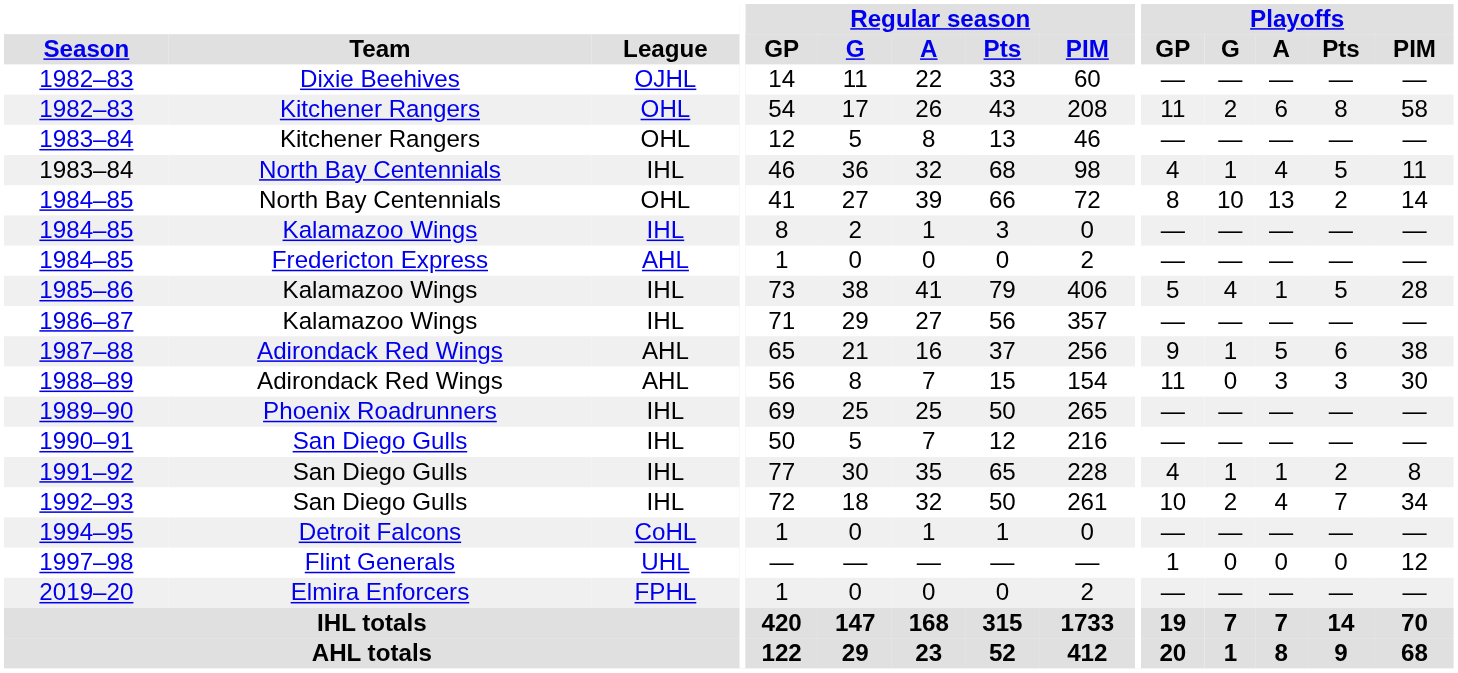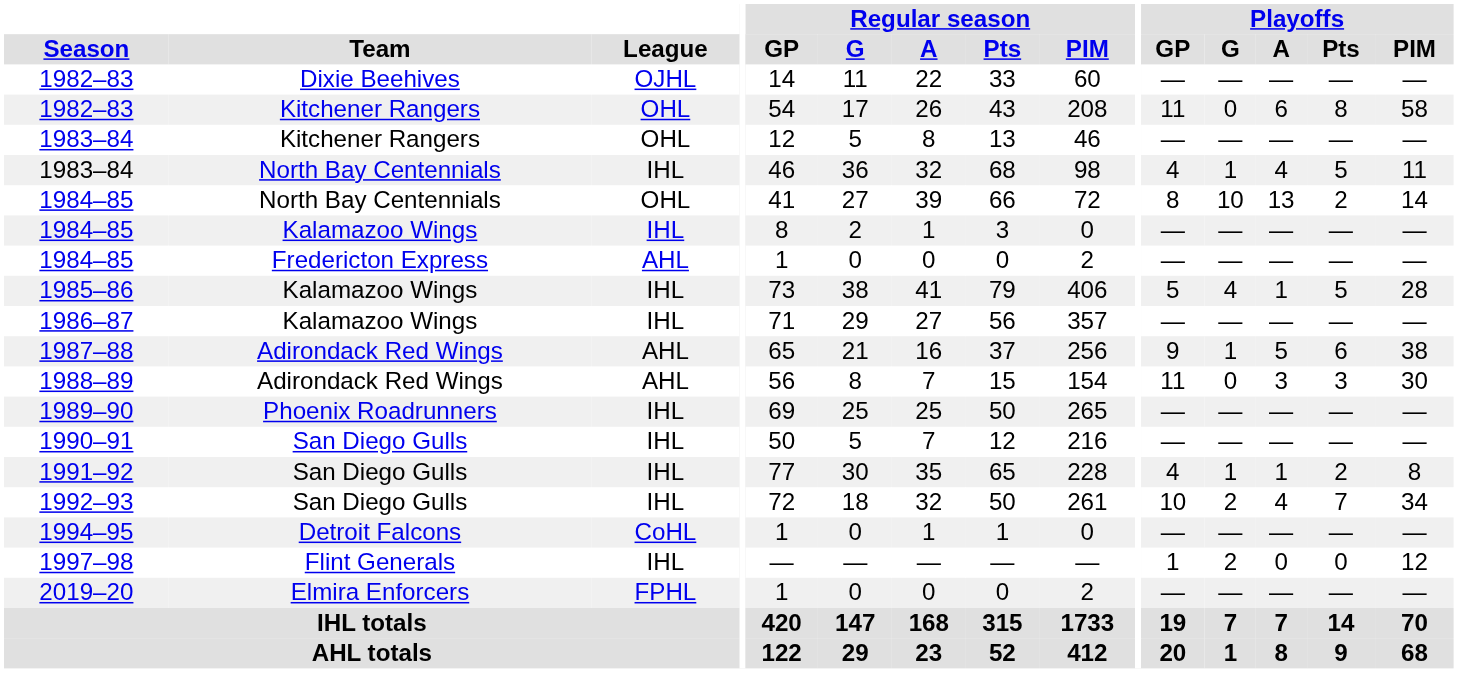(1230, 109) 2 -> (1230, 109) 0
(665, 562) UHL -> (665, 562) IHL
(1230, 562) 0 -> (1230, 562) 2
